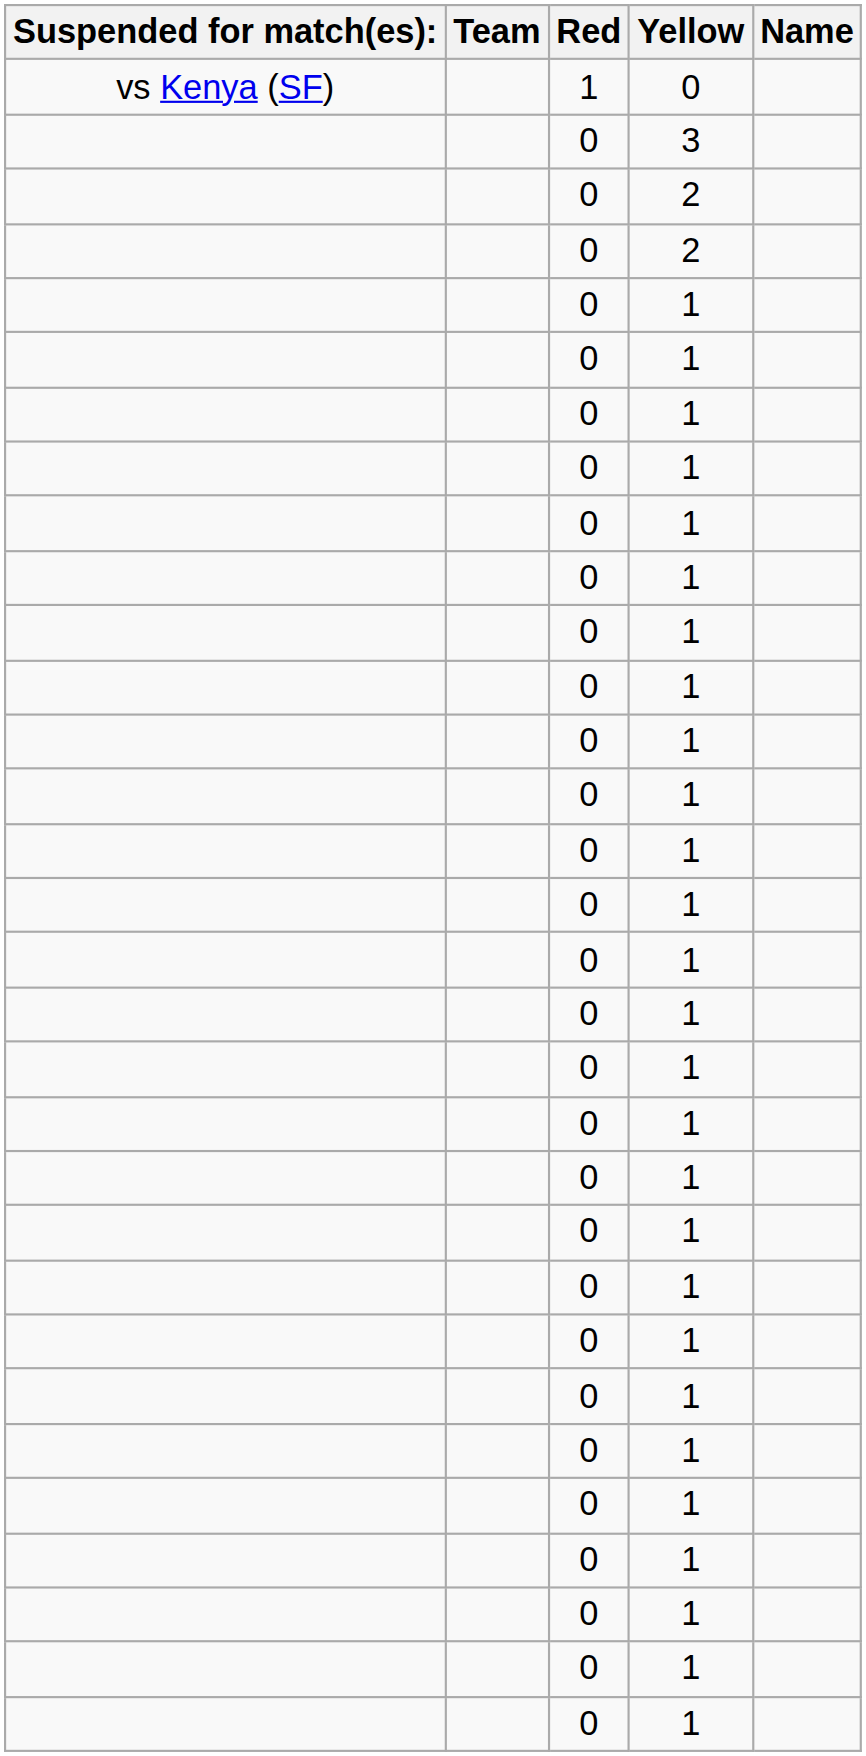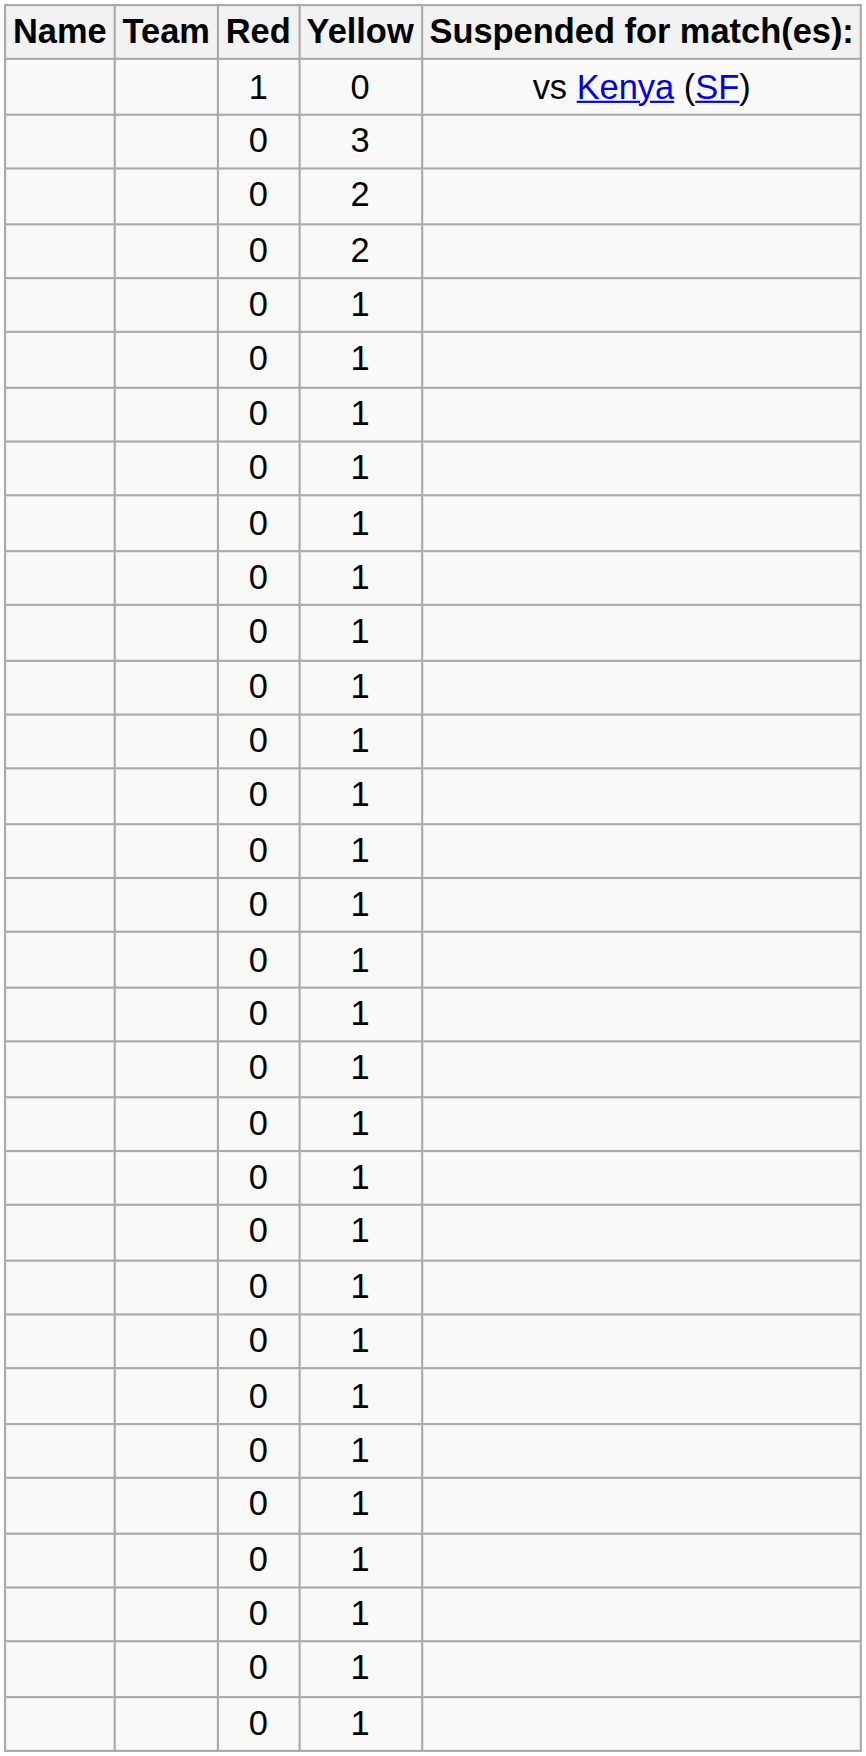columns swapped: (807, 31) <-> (225, 31)
